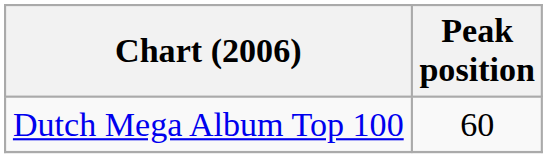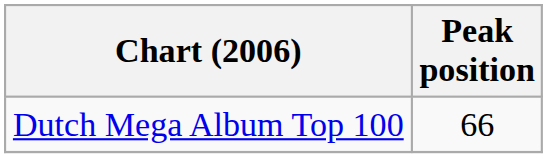(477, 123) 60 -> (477, 123) 66
